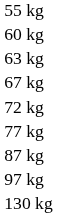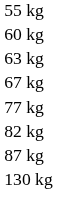- row: (24, 106)
+ row: (24, 131)
- row: (24, 179)
